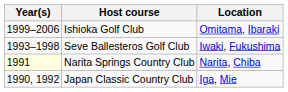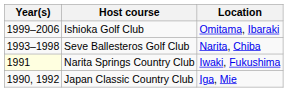(240, 46) Iwaki, Fukushima -> (230, 46) Narita, Chiba
(230, 63) Narita, Chiba -> (240, 63) Iwaki, Fukushima
